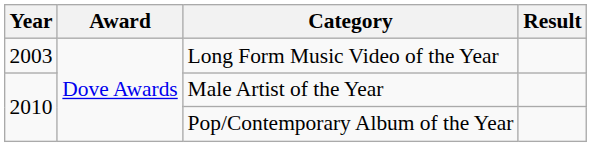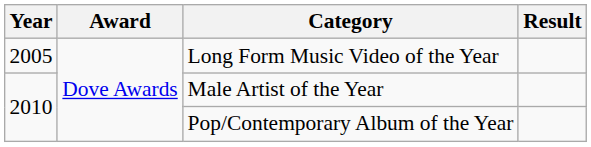(31, 55) 2003 -> (31, 55) 2005
